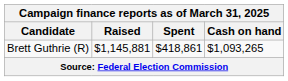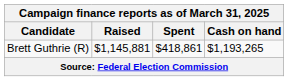(235, 48) $1,093,265 -> (235, 48) $1,193,265
